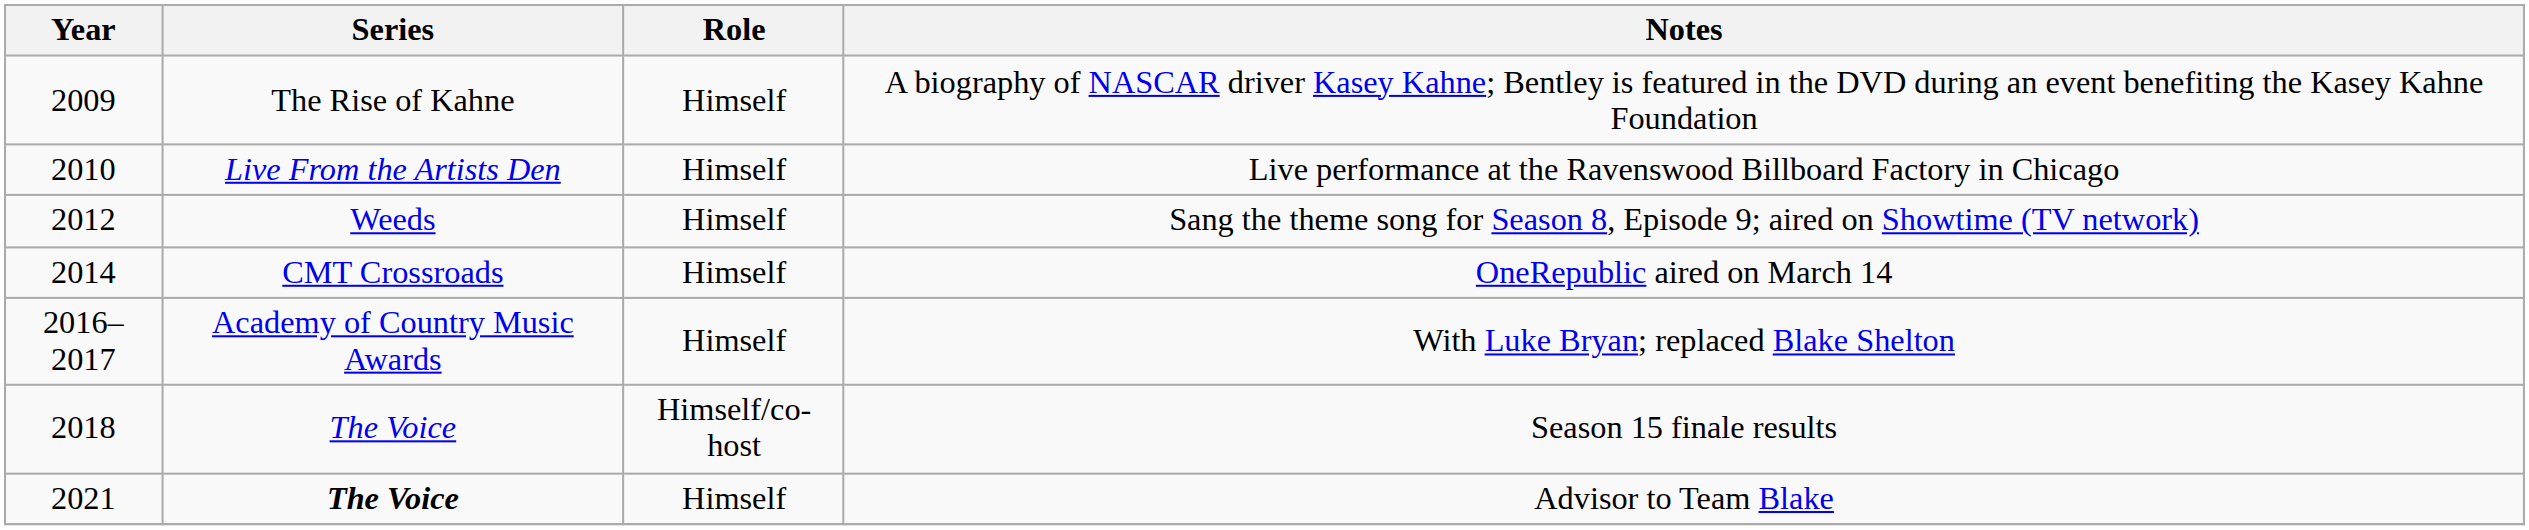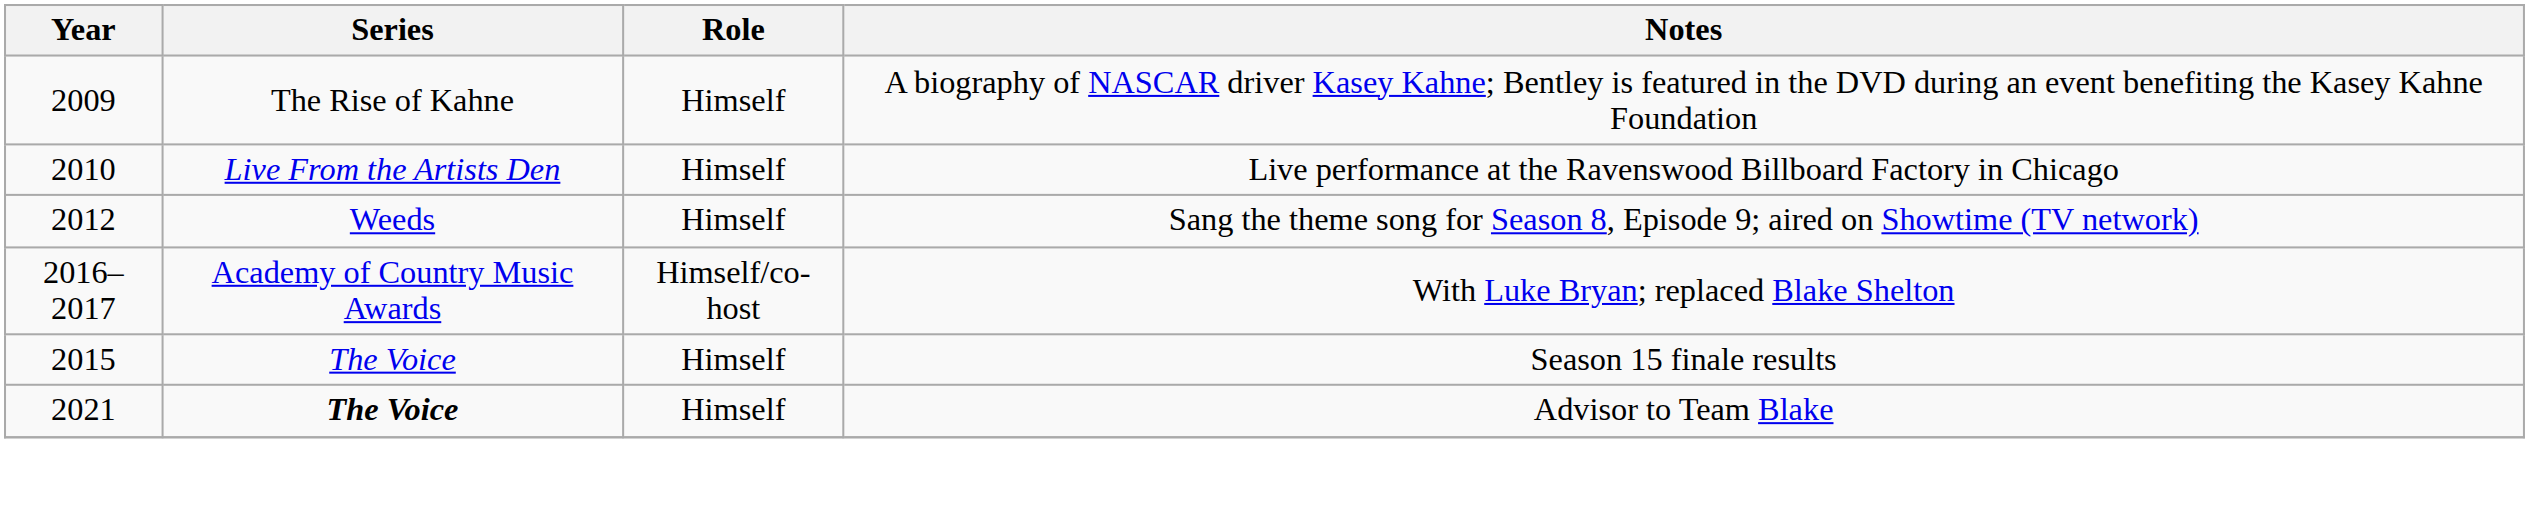- row: (1684, 271)
(734, 340) Himself -> (733, 289) Himself/co-host
(83, 428) 2018 -> (83, 359) 2015
(734, 428) Himself/co-host -> (733, 359) Himself
